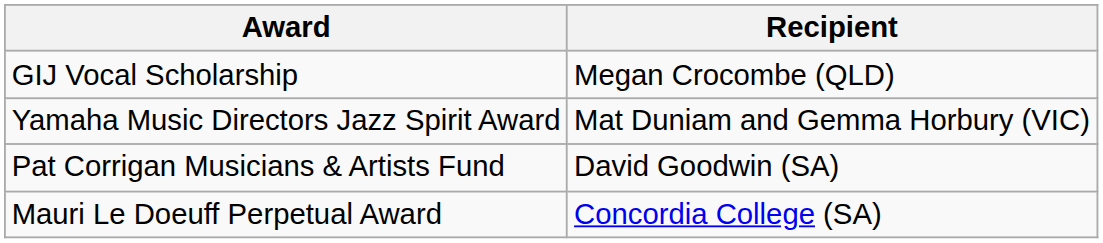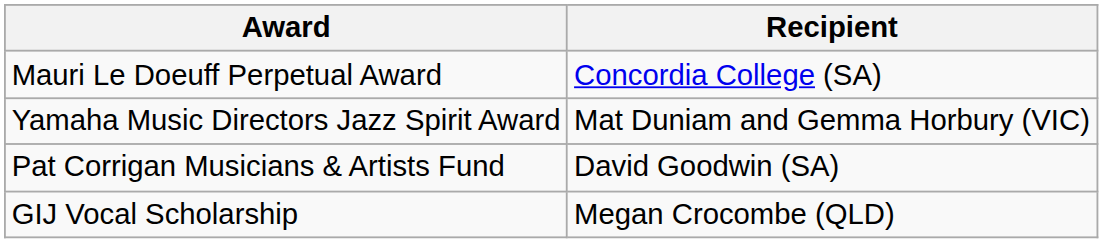rows swapped: (227, 213) <-> (155, 74)
